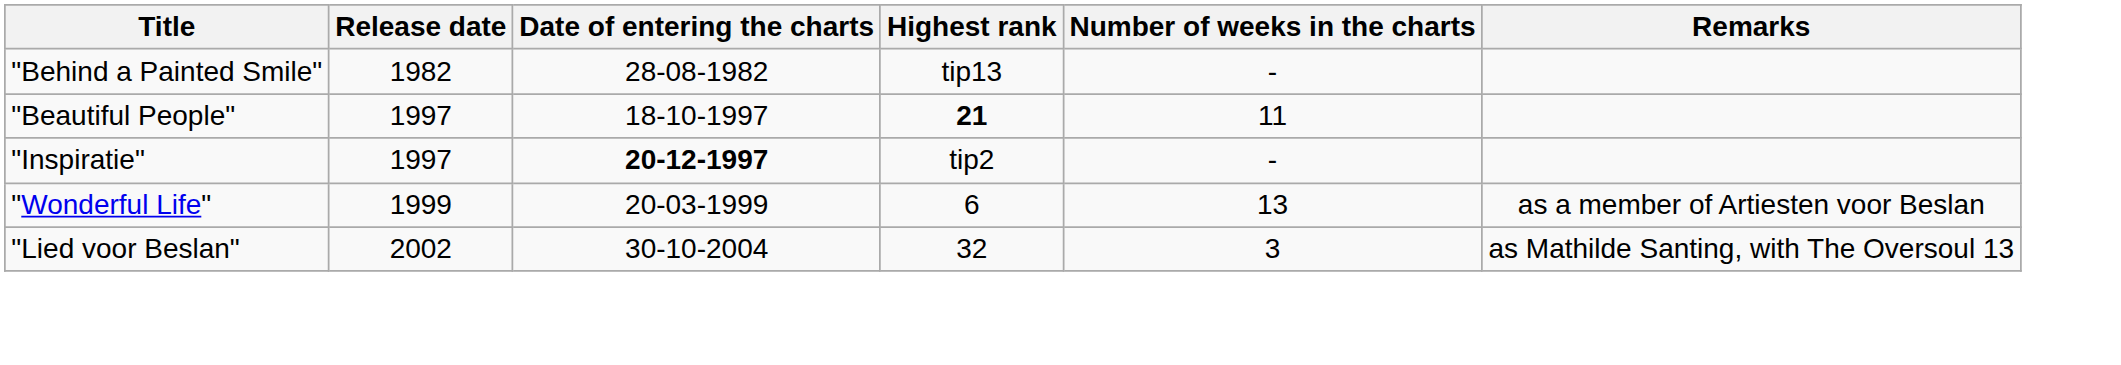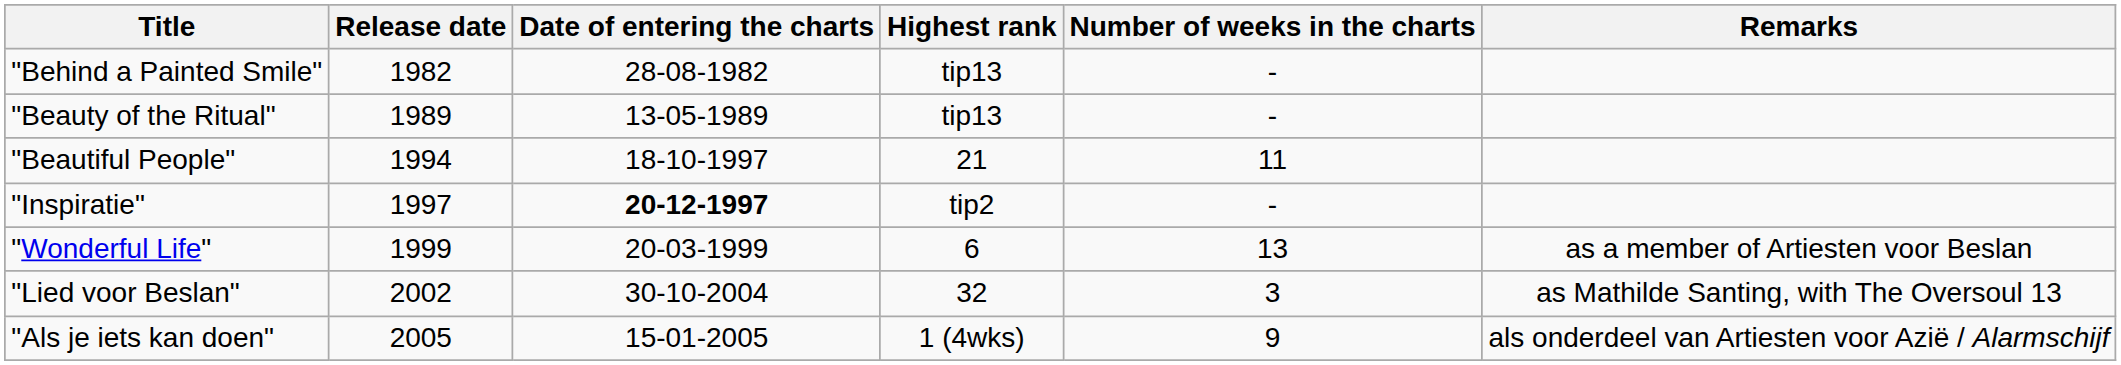+ row: (143, 115)
(421, 115) 1997 -> (421, 159) 1994
(972, 115) bold -> (972, 159) normal
+ row: (143, 337)
